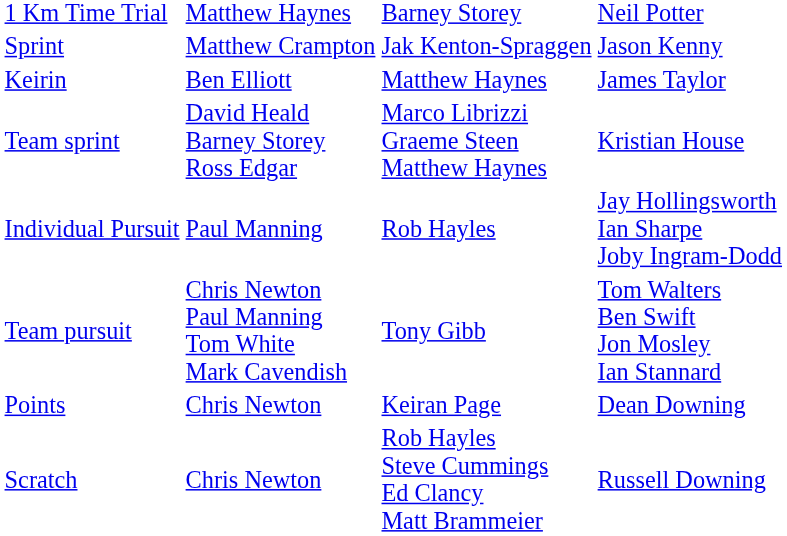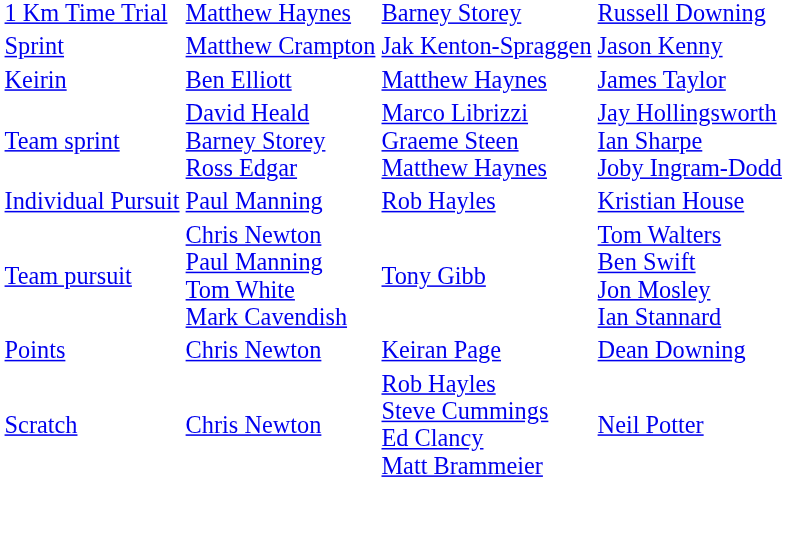(651, 13) Neil Potter -> (682, 13) Russell Downing
(671, 140) Kristian House -> (690, 140) Jay Hollingsworth Ian Sharpe Joby Ingram-Dodd
(690, 228) Jay Hollingsworth Ian Sharpe Joby Ingram-Dodd -> (671, 201) Kristian House
(682, 479) Russell Downing -> (651, 424) Neil Potter
